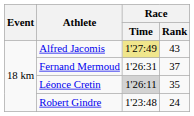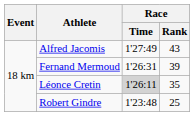(141, 49) khaki background -> (141, 49) no background
(175, 67) 37 -> (175, 67) 39
(175, 102) 24 -> (175, 102) 25
